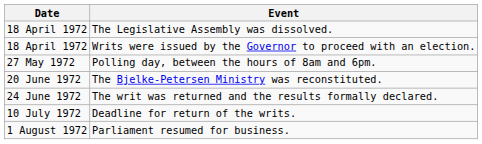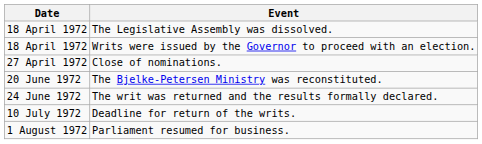+ row: (157, 63)
- row: (234, 63)
